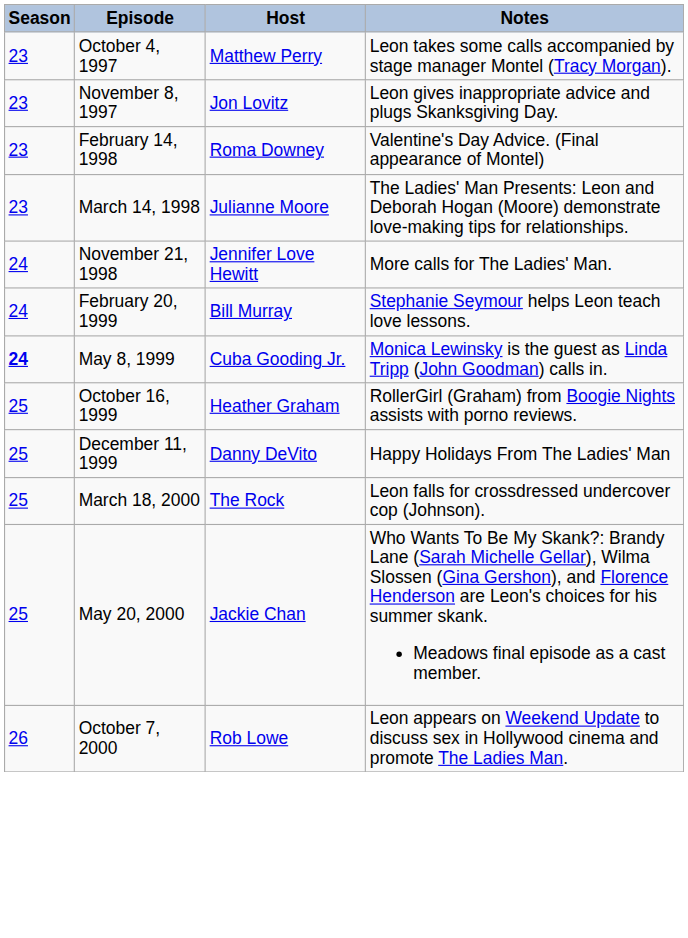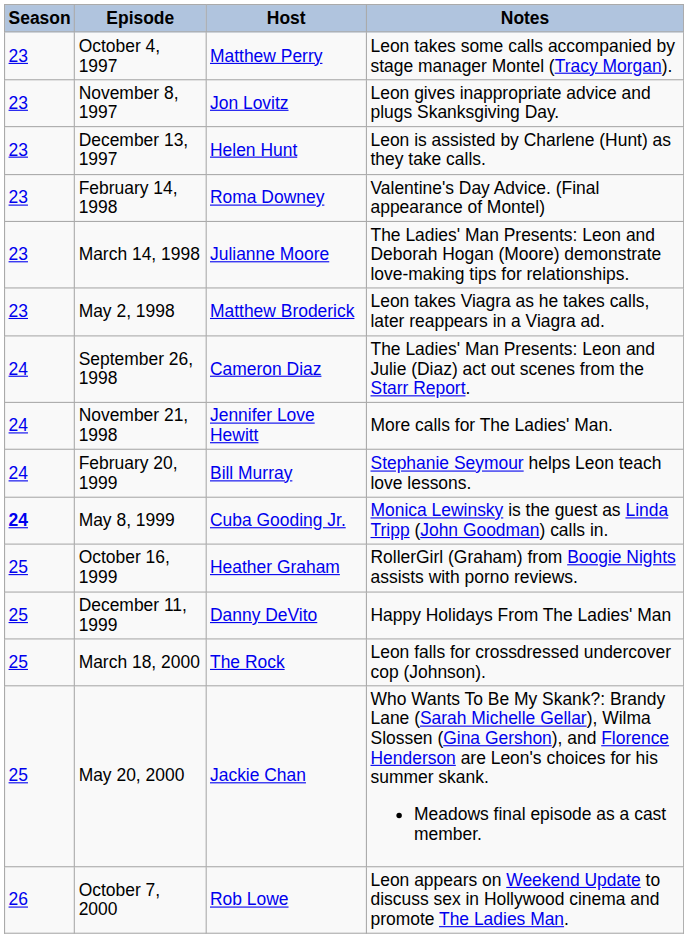+ row: (133, 150)
+ row: (127, 311)
+ row: (136, 368)
